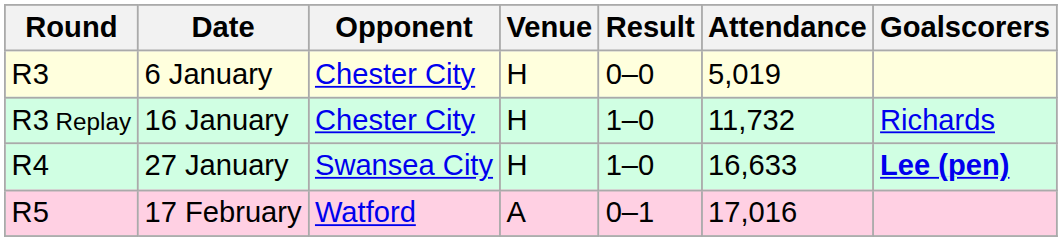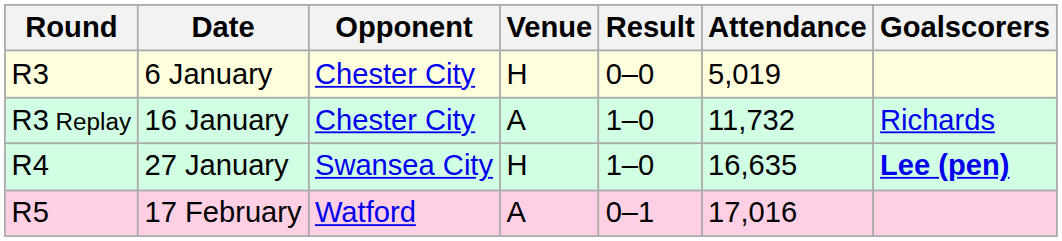(517, 119) H -> (516, 119) A
(753, 166) 16,633 -> (753, 166) 16,635
